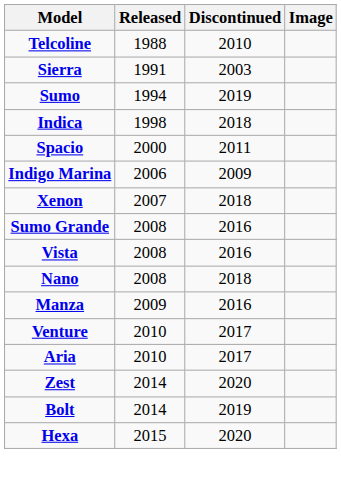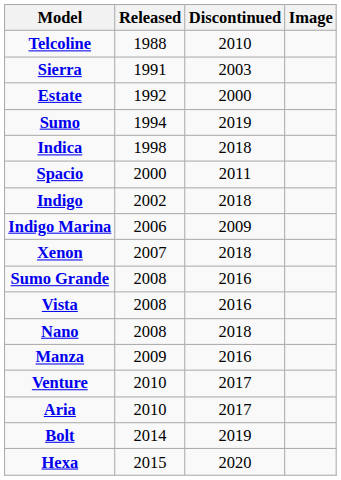+ row: (60, 95)
+ row: (60, 200)
- row: (60, 383)
